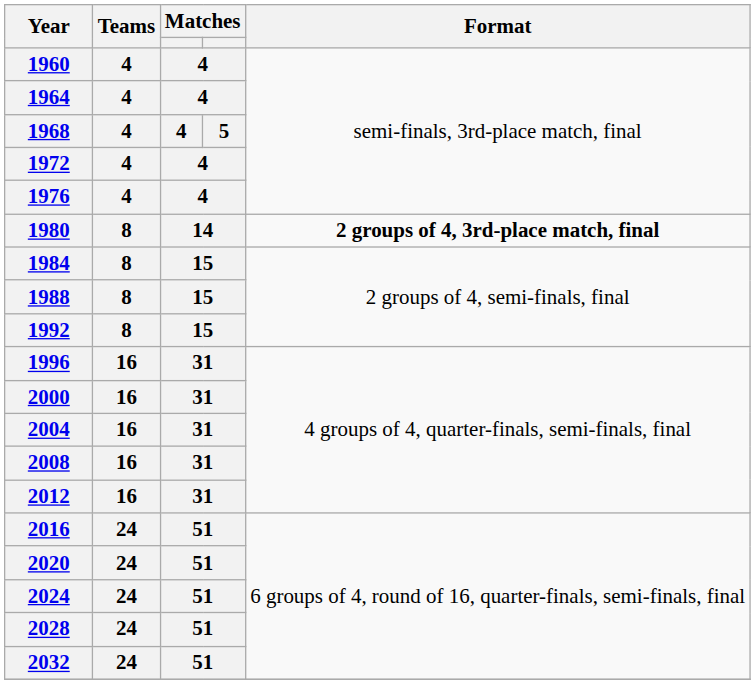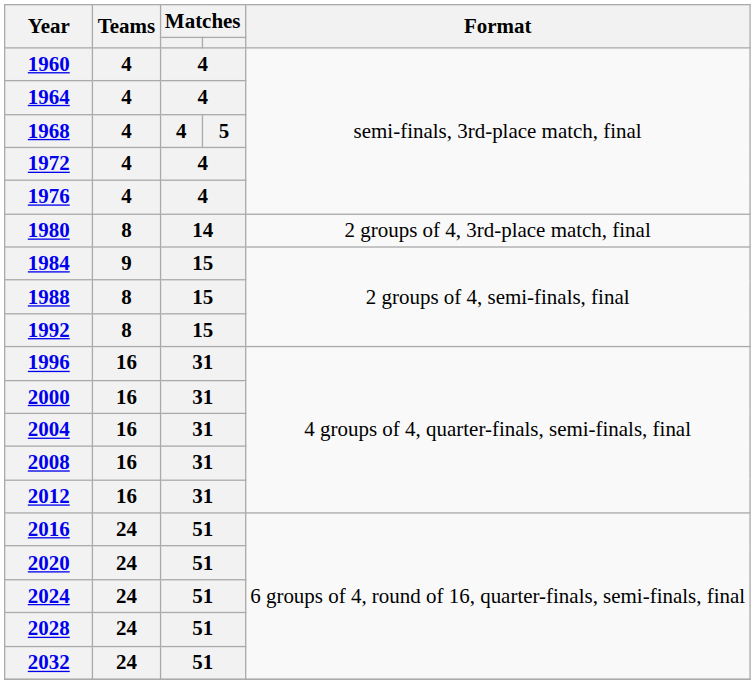(498, 230) bold -> (498, 230) normal
(126, 263) 8 -> (126, 263) 9
